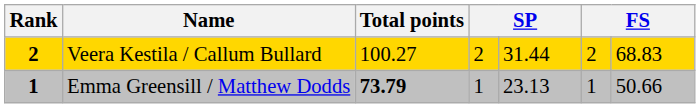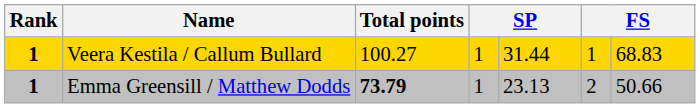(33, 53) 2 -> (33, 53) 1
(479, 53) 2 -> (479, 53) 1
(591, 53) 2 -> (591, 53) 1
(591, 86) 1 -> (591, 86) 2
